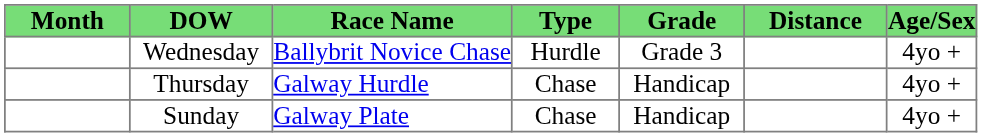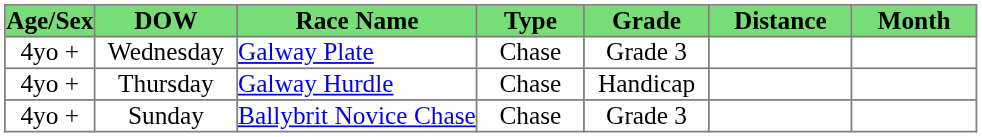columns swapped: (67, 20) <-> (932, 20)
(392, 52) Ballybrit Novice Chase -> (306, 52) Galway Plate
(566, 52) Hurdle -> (530, 52) Chase
(341, 115) Galway Plate -> (357, 115) Ballybrit Novice Chase
(682, 115) Handicap -> (647, 115) Grade 3
